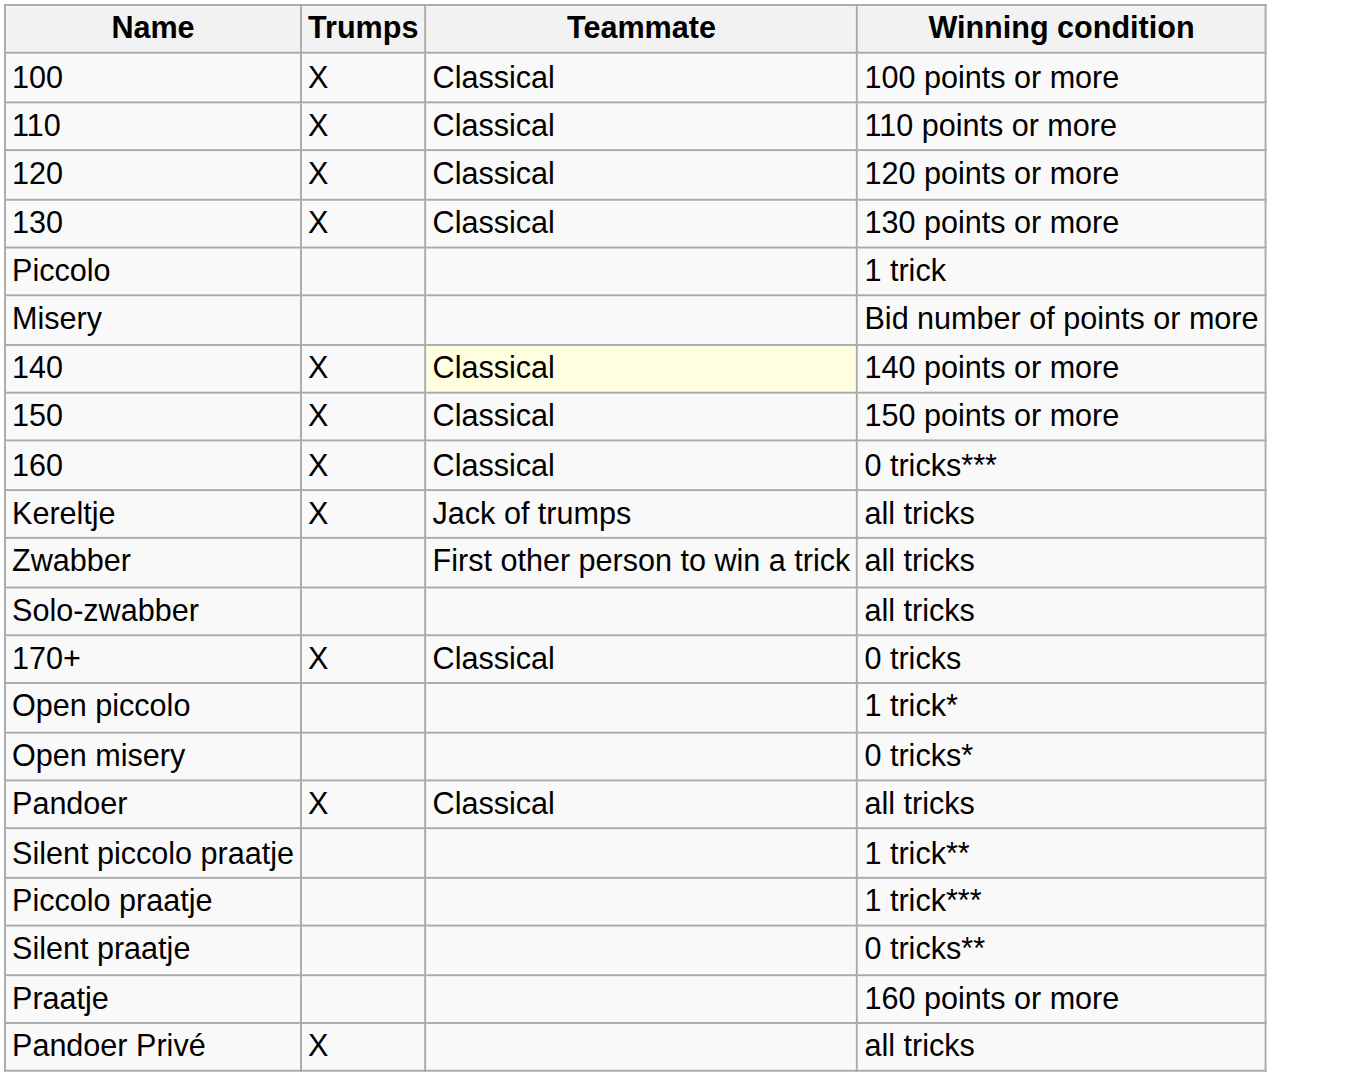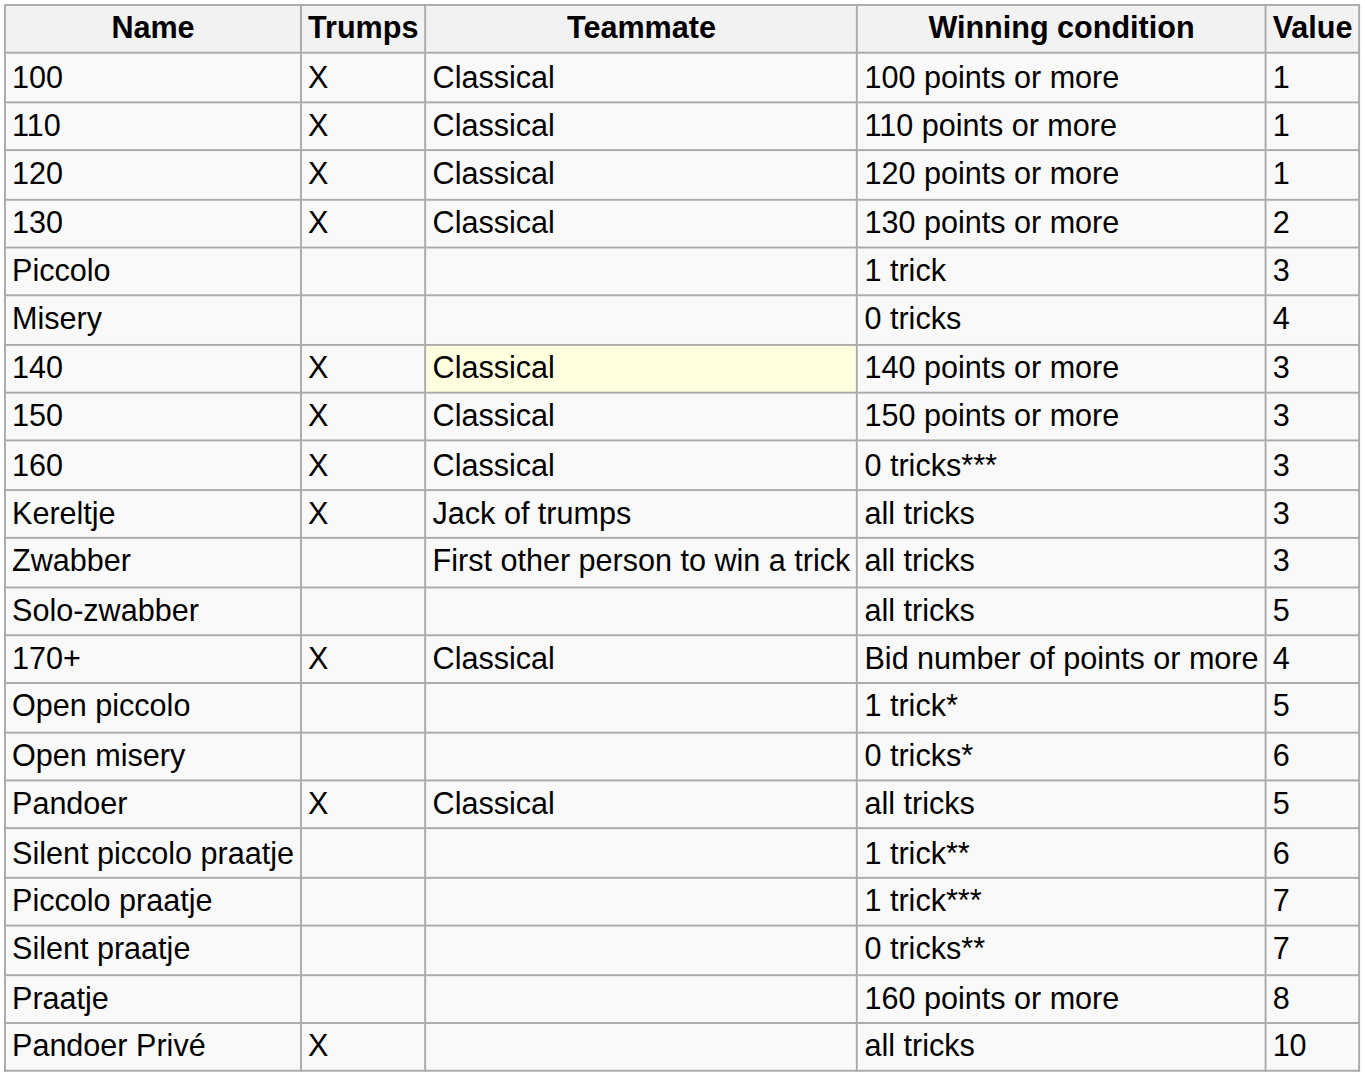+ column: (1313, 28)
(1061, 319) Bid number of points or more -> (913, 319) 0 tricks
(913, 658) 0 tricks -> (1061, 658) Bid number of points or more
